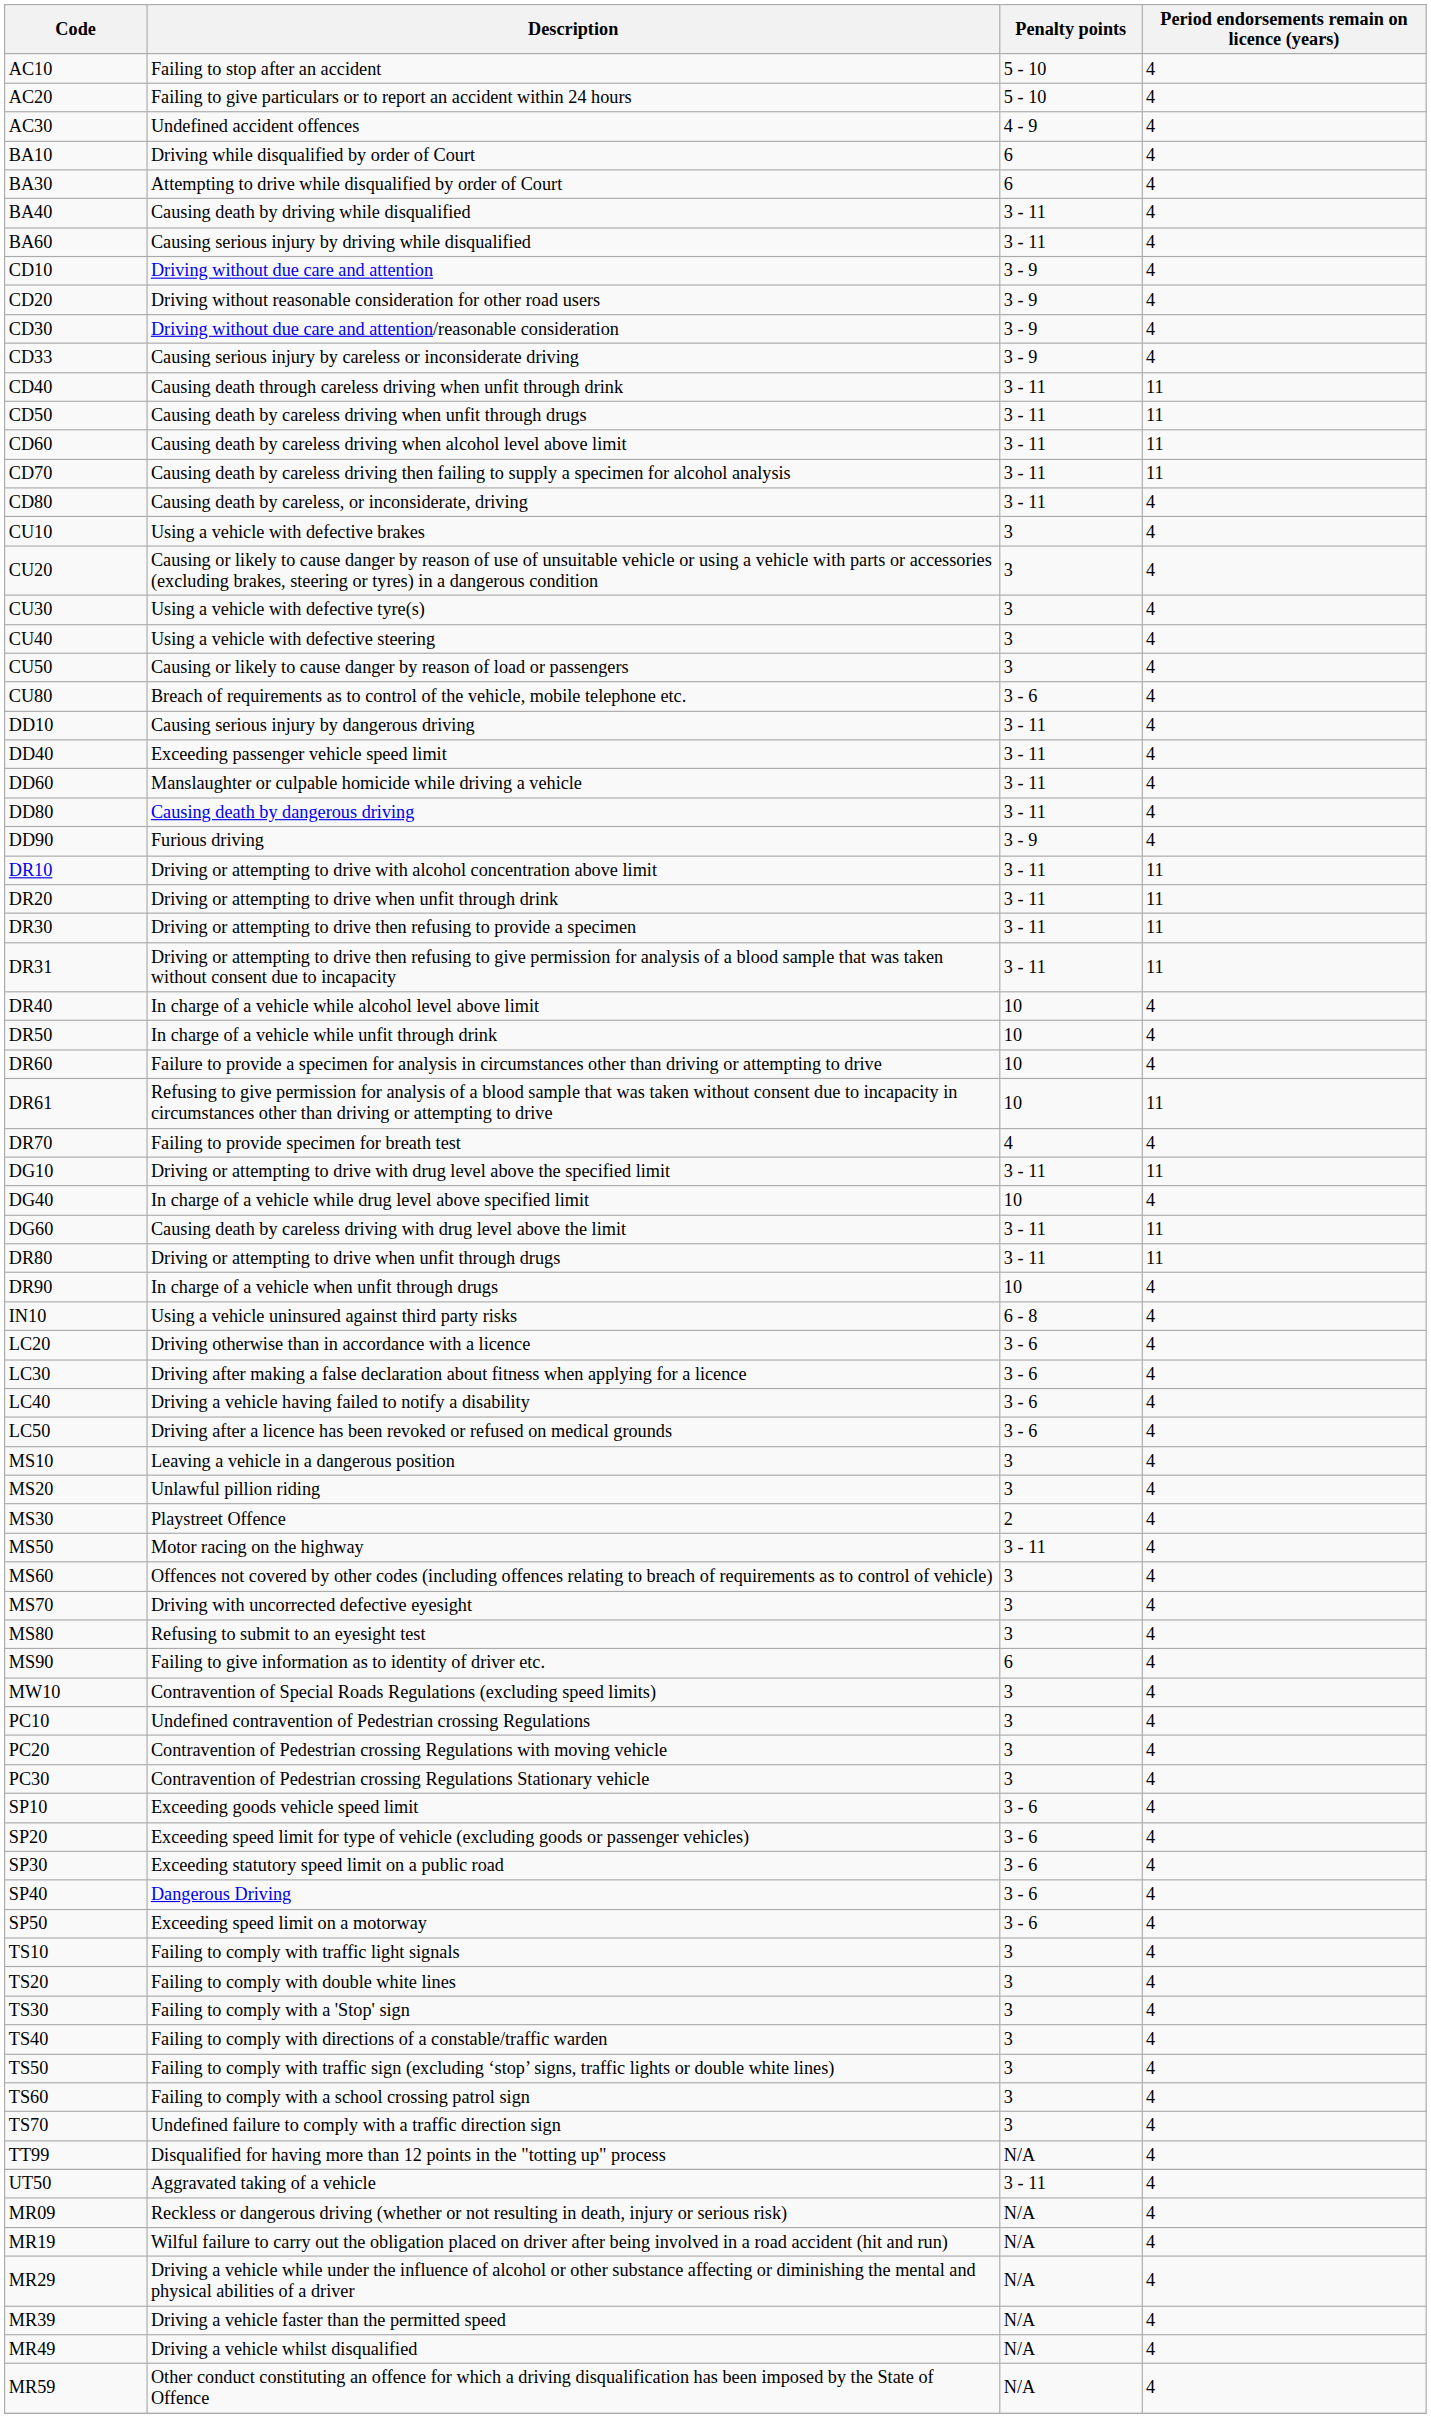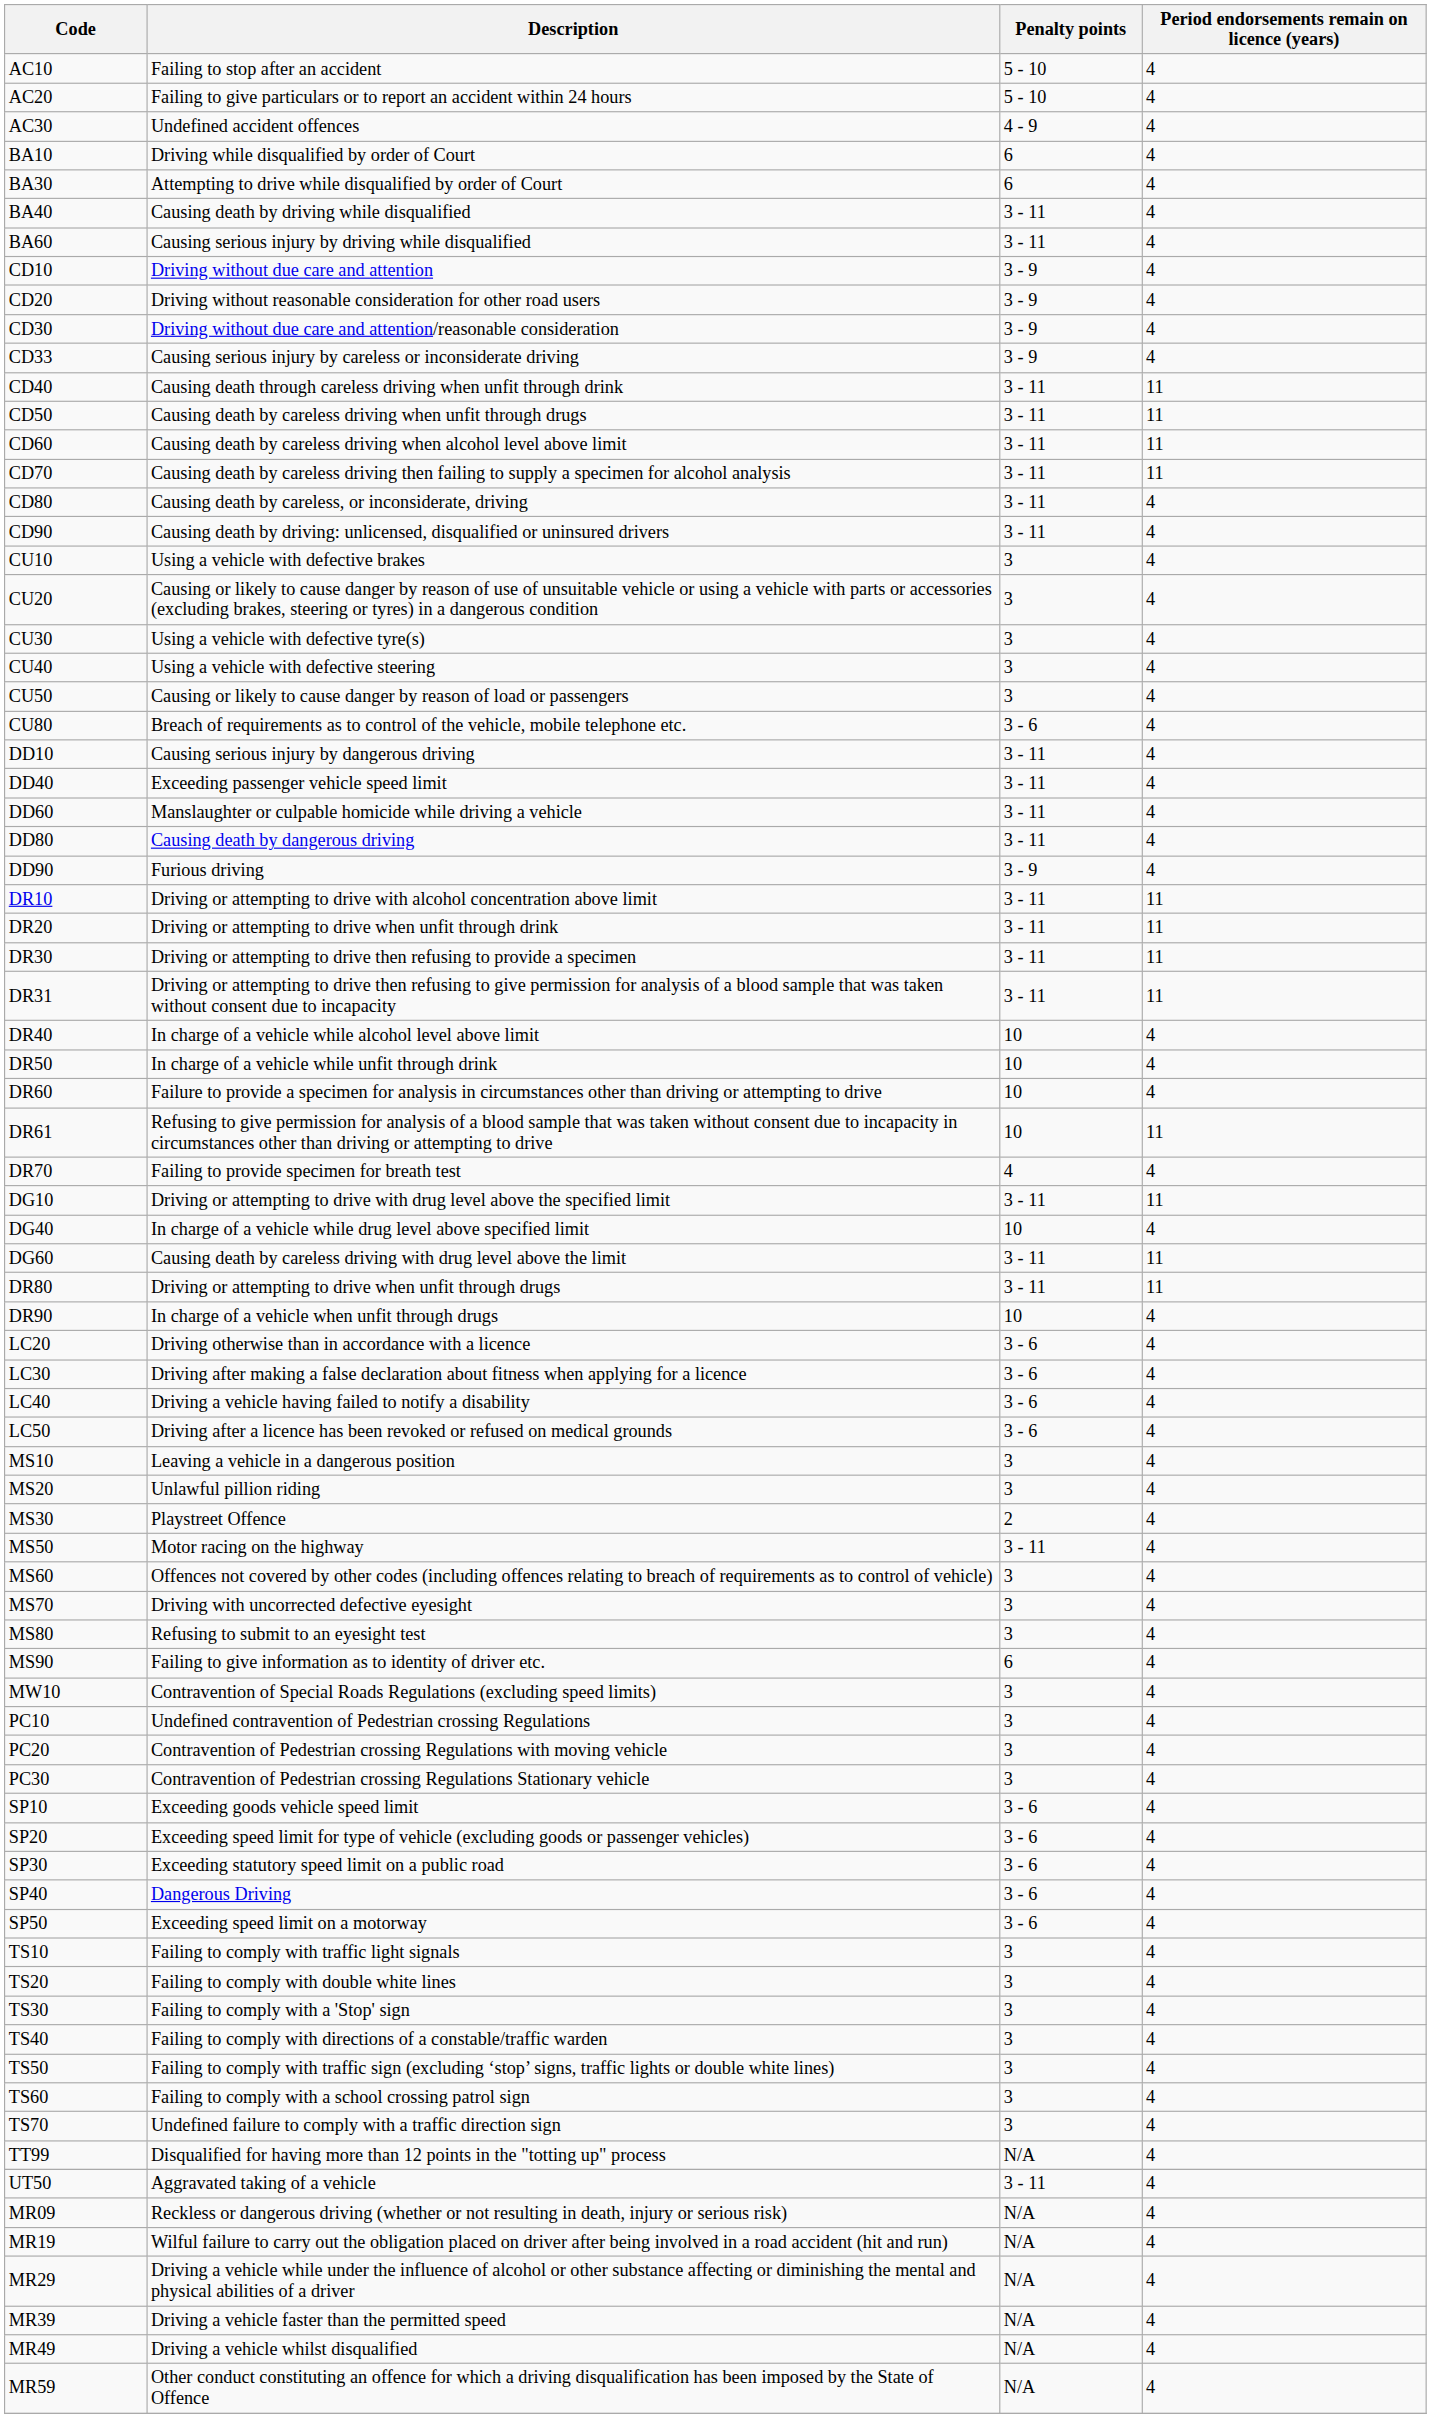+ row: (31, 531)
- row: (28, 1315)
